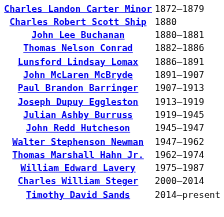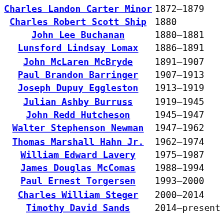- row: (78, 48)
+ row: (78, 168)
+ row: (78, 181)
